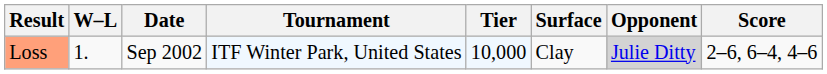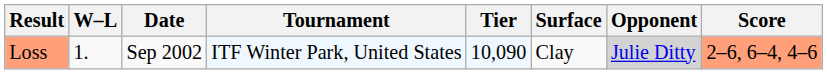(499, 52) 10,000 -> (499, 52) 10,090
(762, 52) no background -> (762, 52) lightsalmon background
